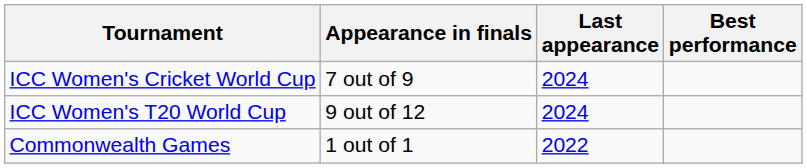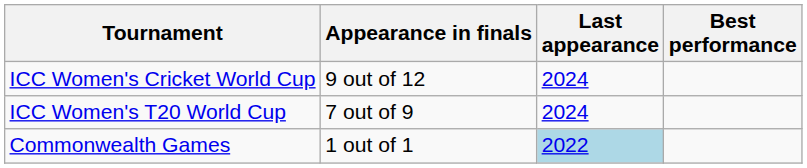(369, 78) 7 out of 9 -> (375, 78) 9 out of 12
(375, 111) 9 out of 12 -> (369, 111) 7 out of 9
(565, 145) no background -> (565, 145) lightblue background
